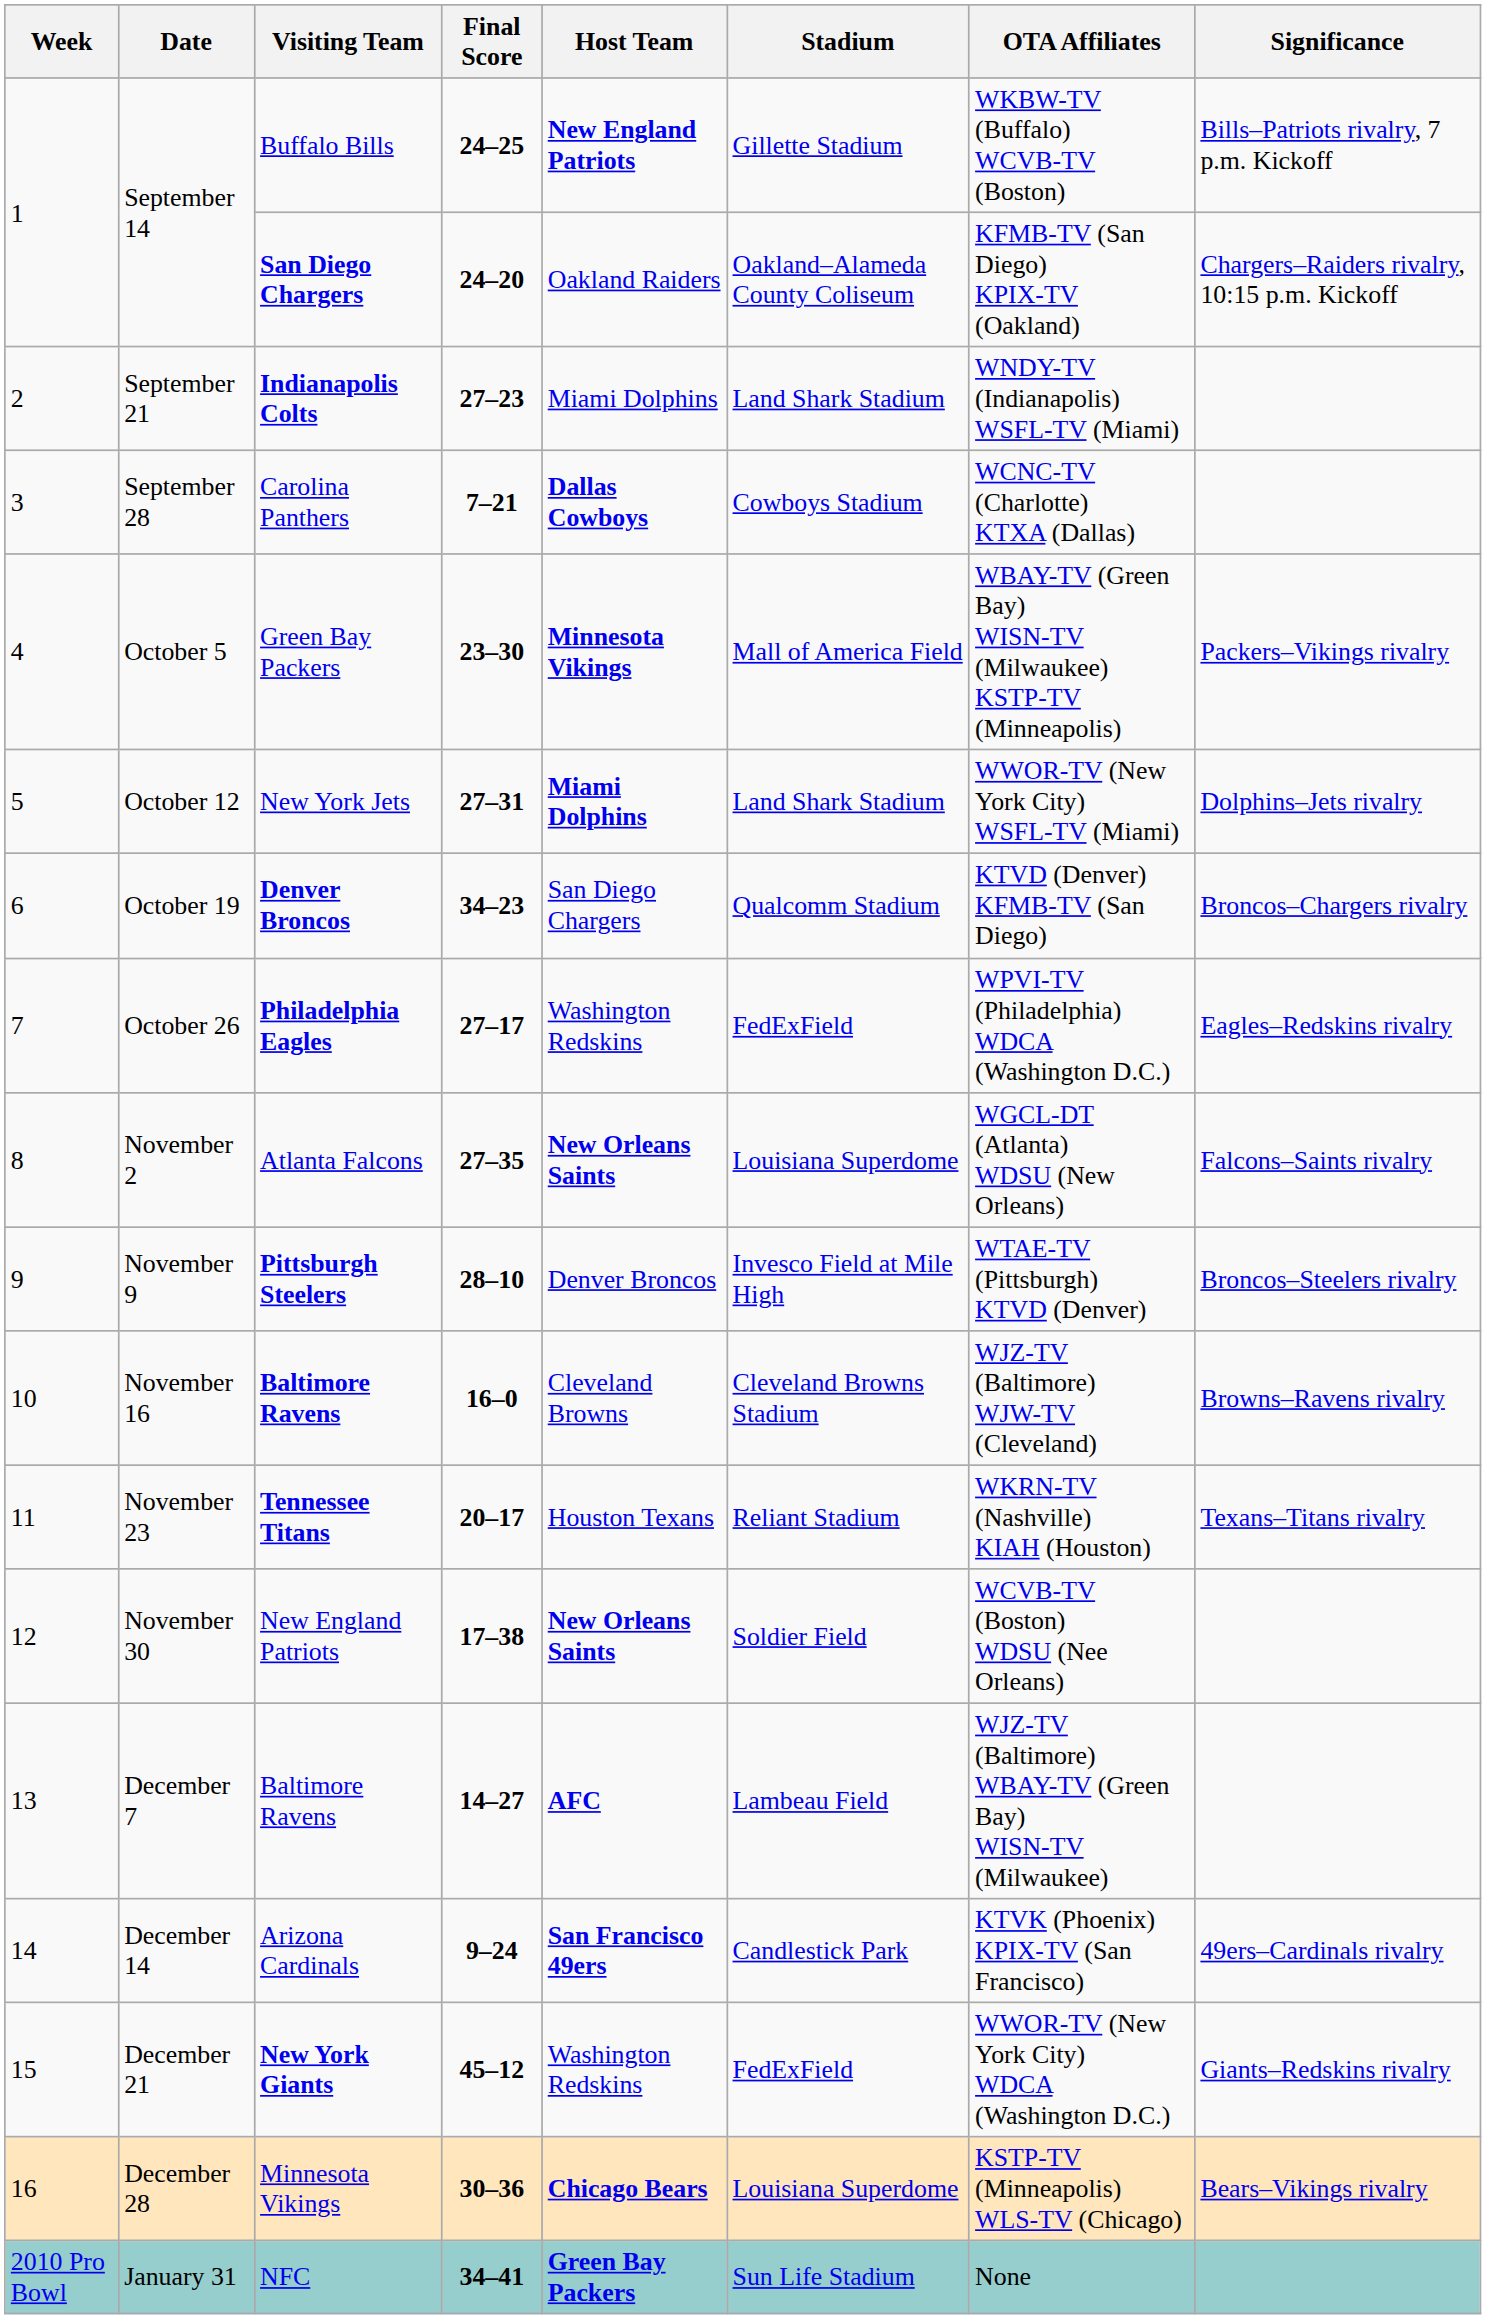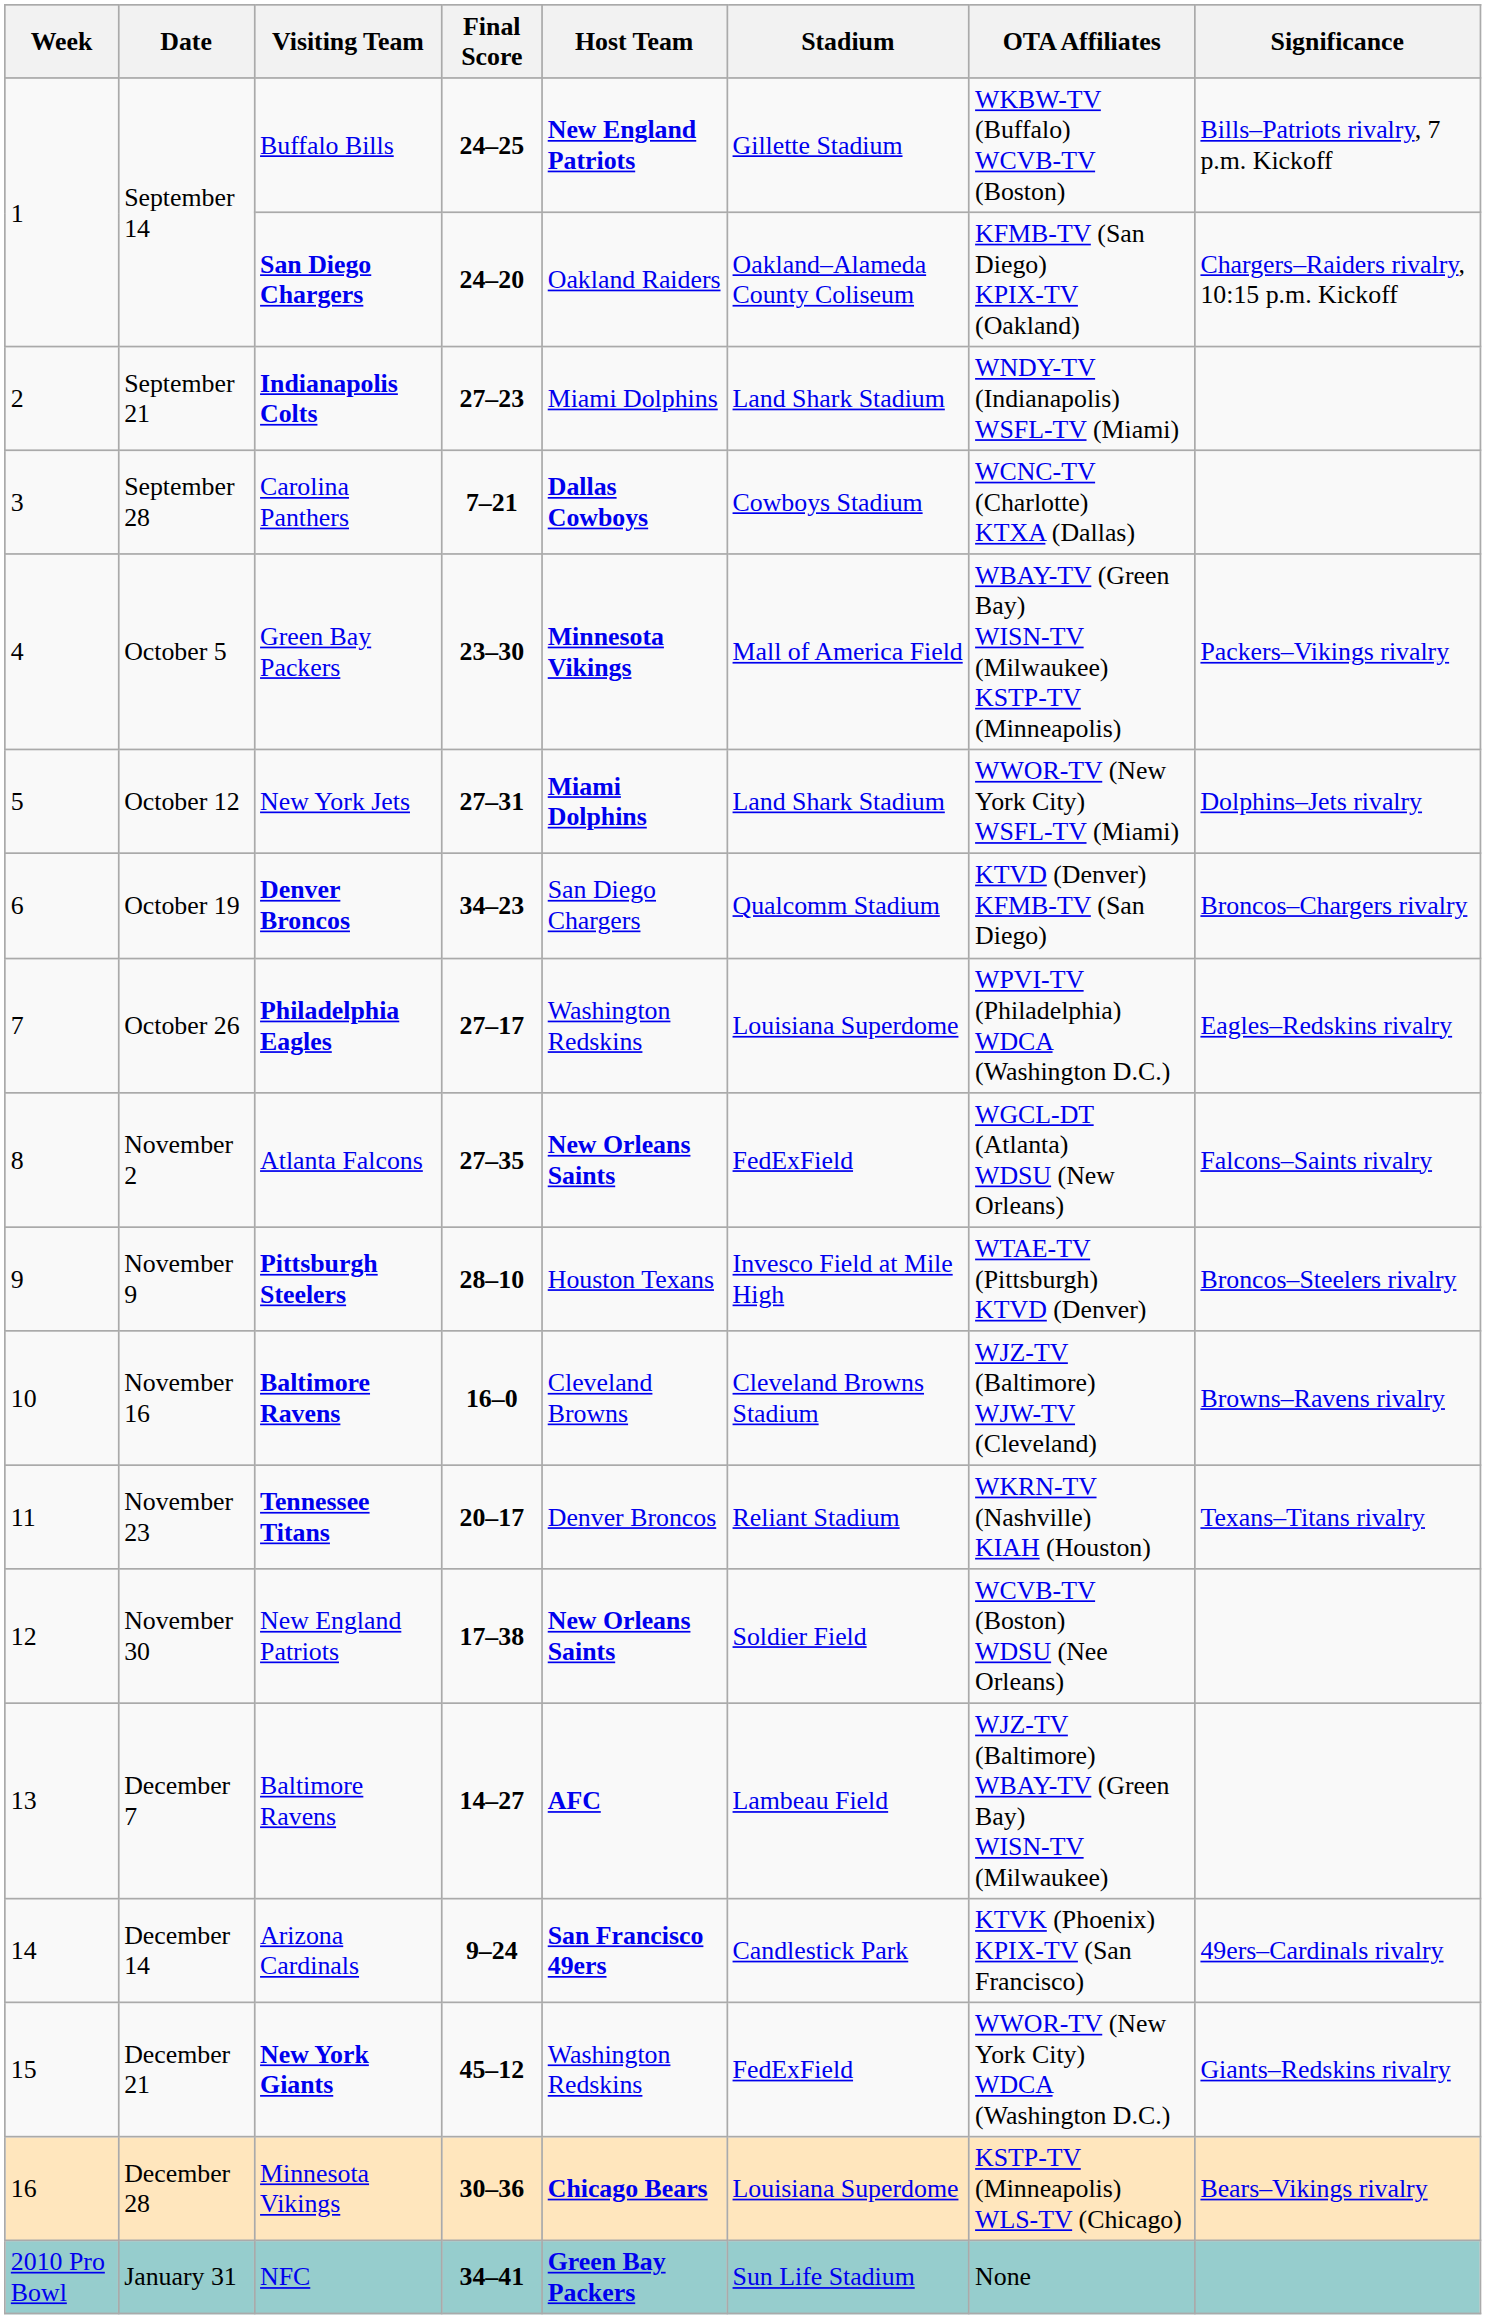(793, 1024) FedExField -> (846, 1024) Louisiana Superdome
(846, 1159) Louisiana Superdome -> (793, 1159) FedExField
(632, 1278) Denver Broncos -> (631, 1278) Houston Texans
(631, 1516) Houston Texans -> (632, 1516) Denver Broncos
